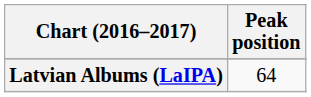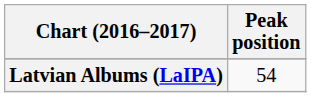(266, 75) 64 -> (266, 75) 54
